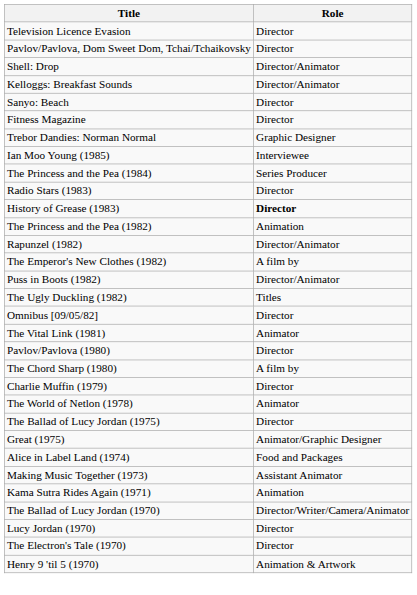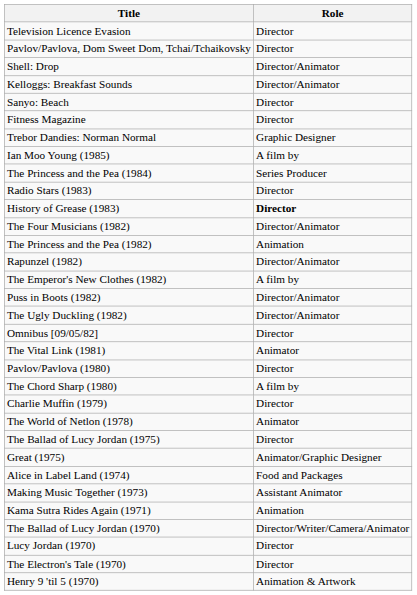(282, 155) Interviewee -> (278, 155) A film by
+ row: (68, 226)
(269, 297) Titles -> (298, 315) Director/Animator
